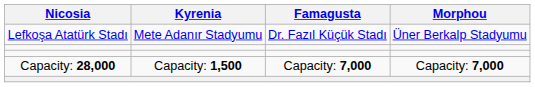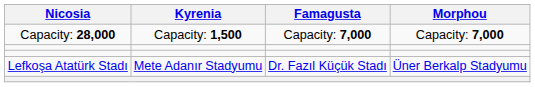rows swapped: (68, 34) <-> (68, 66)
